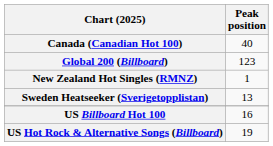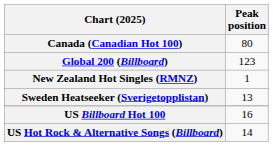(247, 43) 40 -> (247, 43) 80
(247, 132) 19 -> (247, 132) 14
